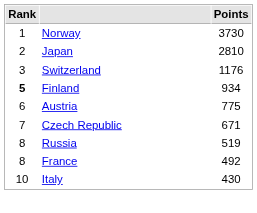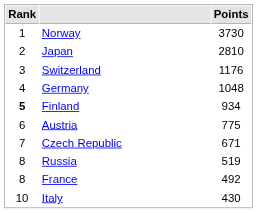+ row: (65, 88)
